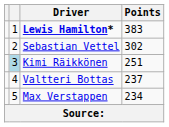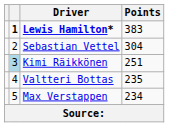(15, 30) normal -> (15, 30) bold
(134, 46) 302 -> (134, 46) 304
(134, 80) 237 -> (134, 80) 235
